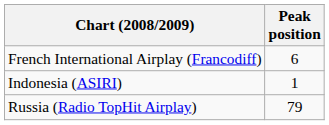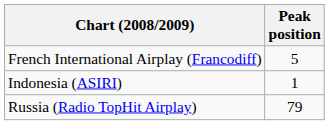(295, 58) 6 -> (295, 58) 5
